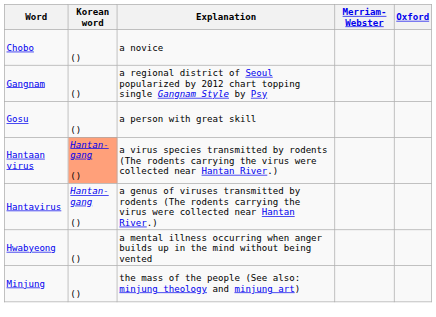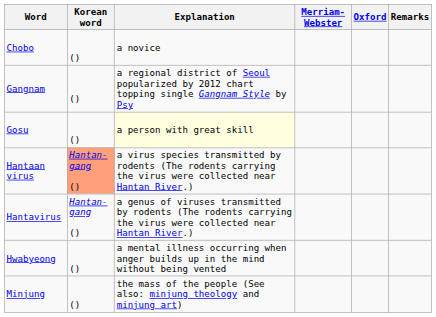+ column: (410, 17)
(188, 119) no background -> (185, 130) lightyellow background
